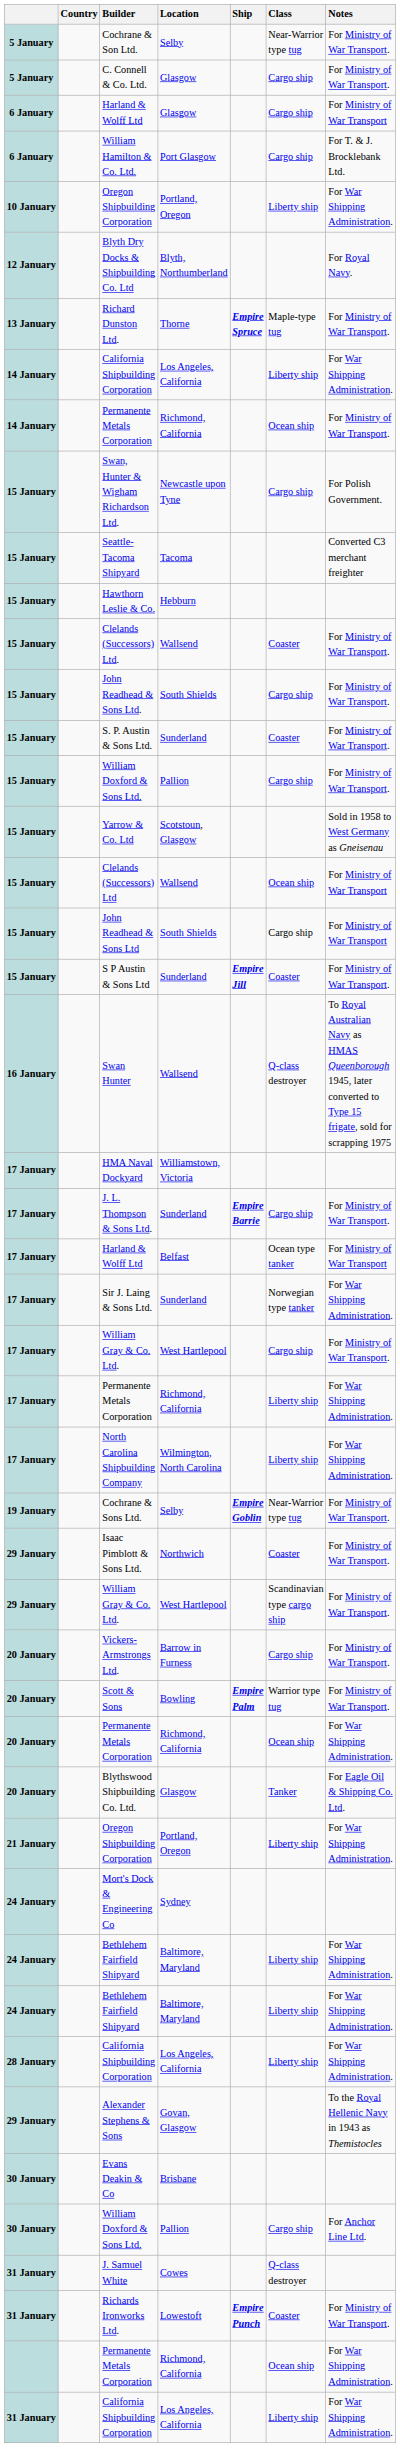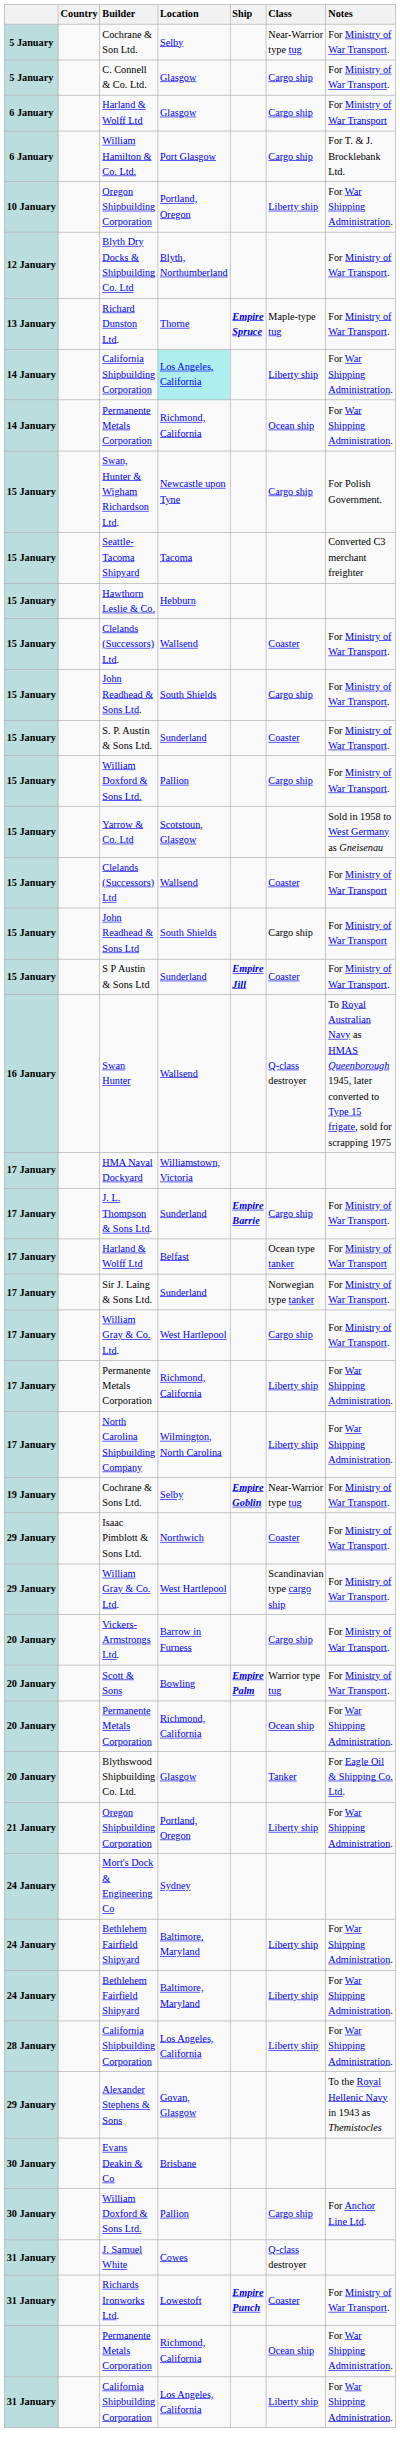(349, 265) For Royal Navy. -> (360, 265) For Ministry of War Transport.
(187, 374) no background -> (187, 374) paleturquoise background
(360, 425) For Ministry of War Transport. -> (361, 425) For War Shipping Administration.
(291, 882) Ocean ship -> (284, 882) Coaster
(361, 1299) For War Shipping Administration. -> (360, 1292) For Ministry of War Transport.
